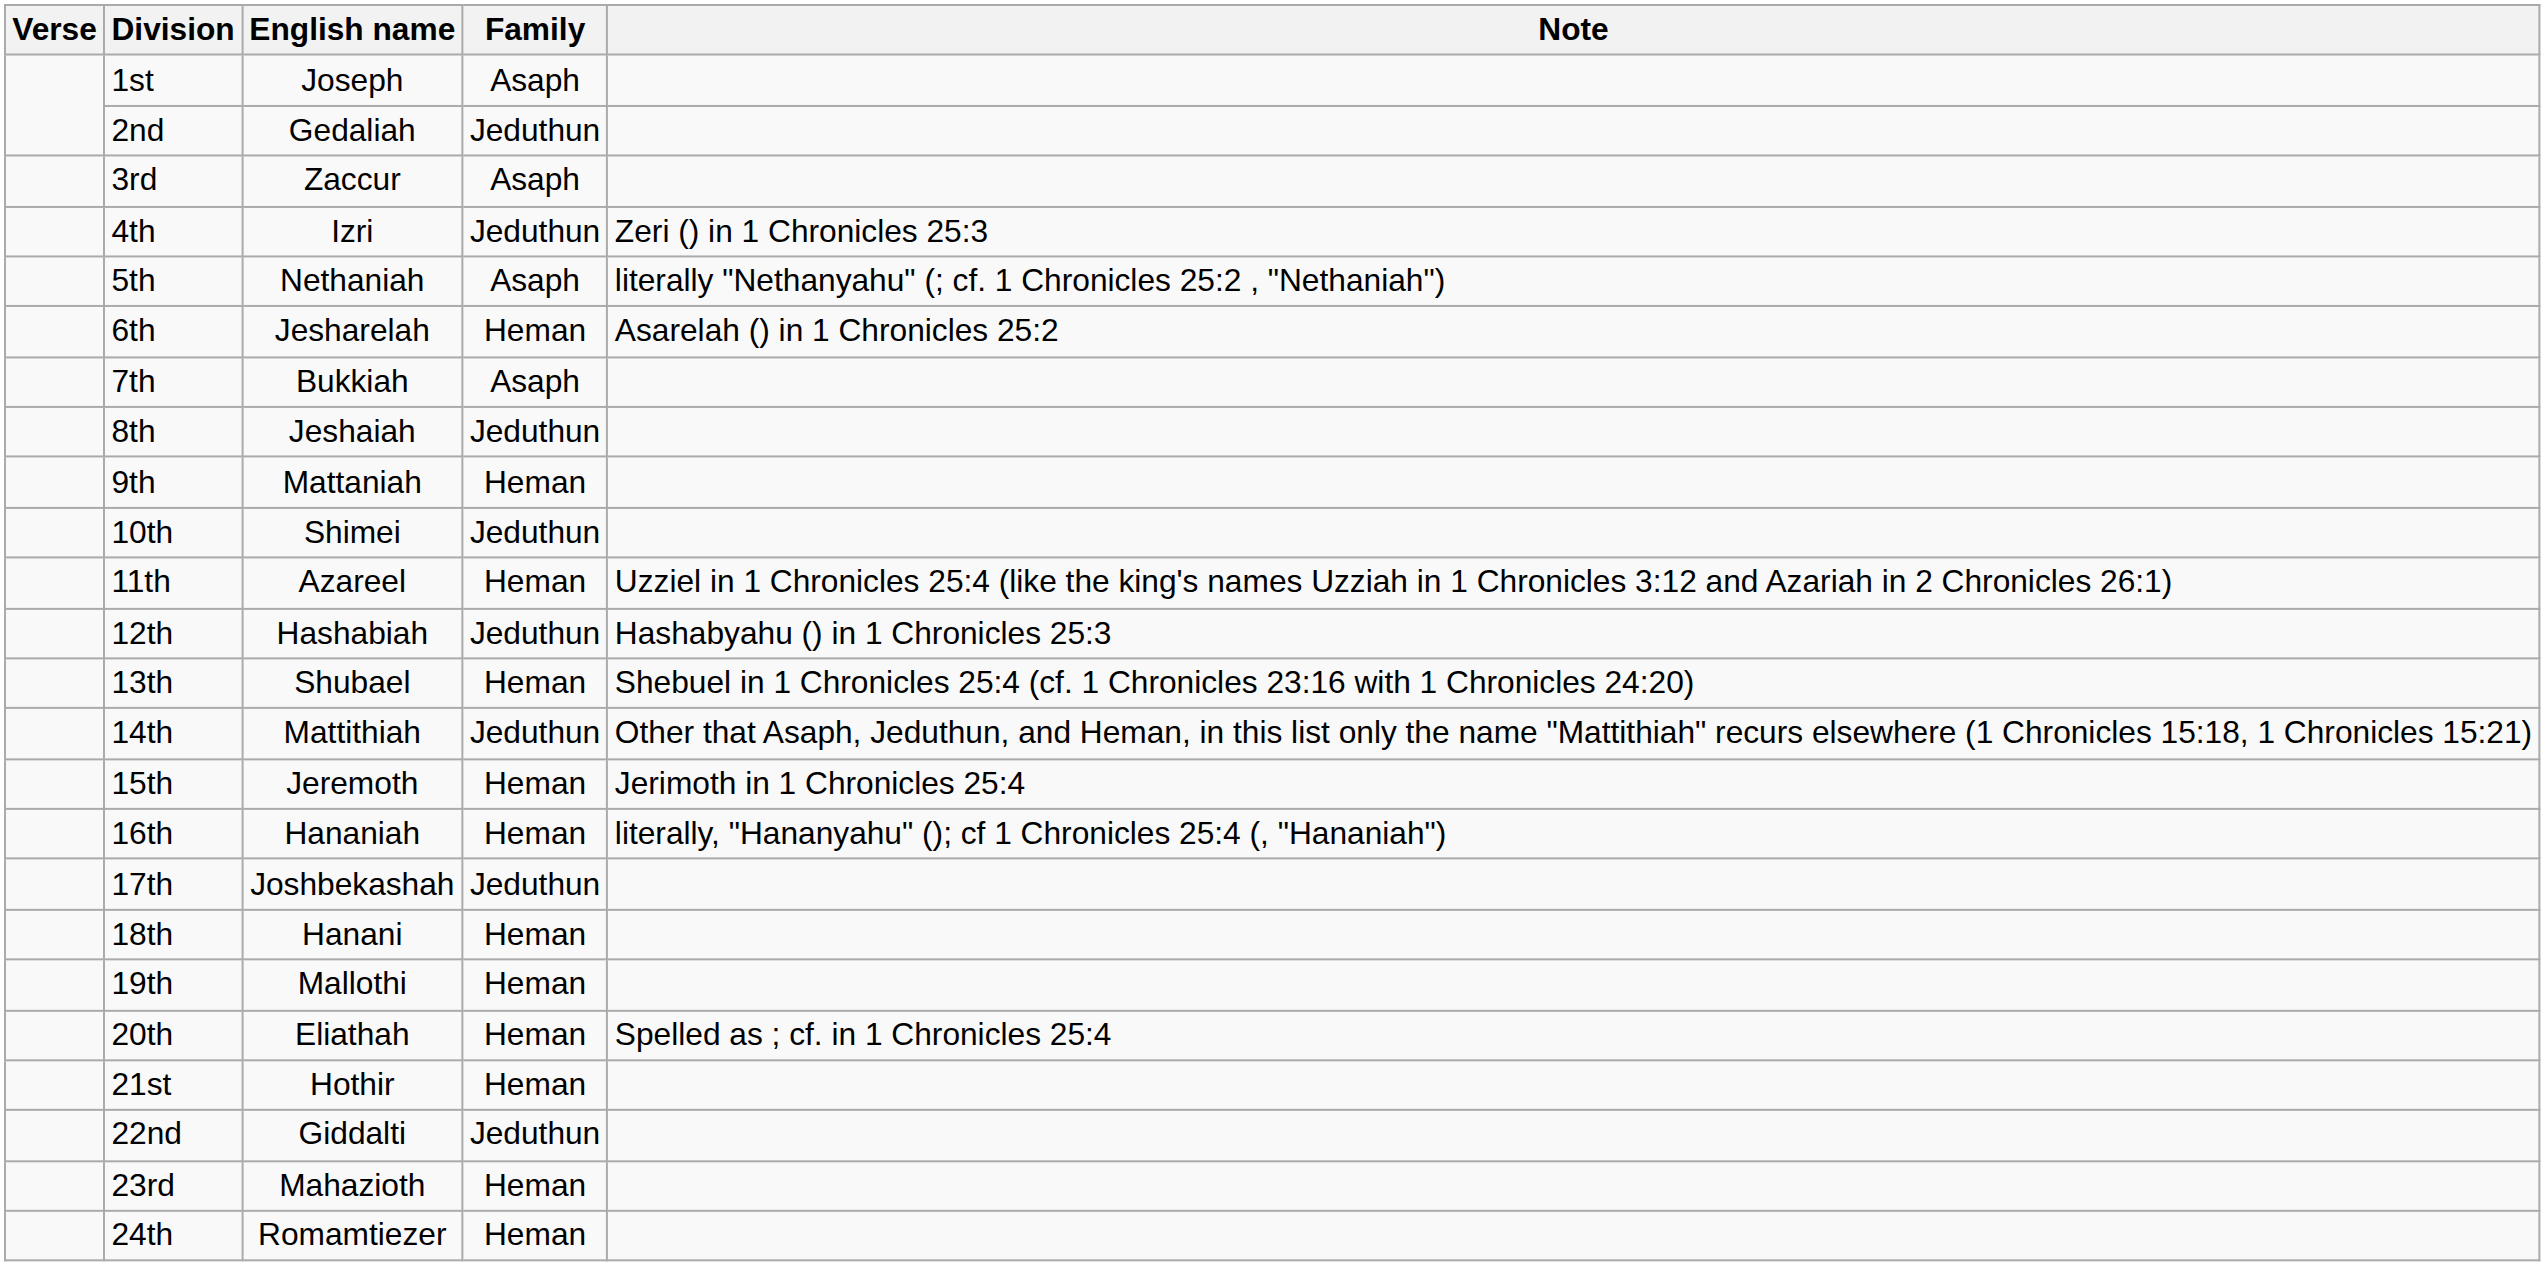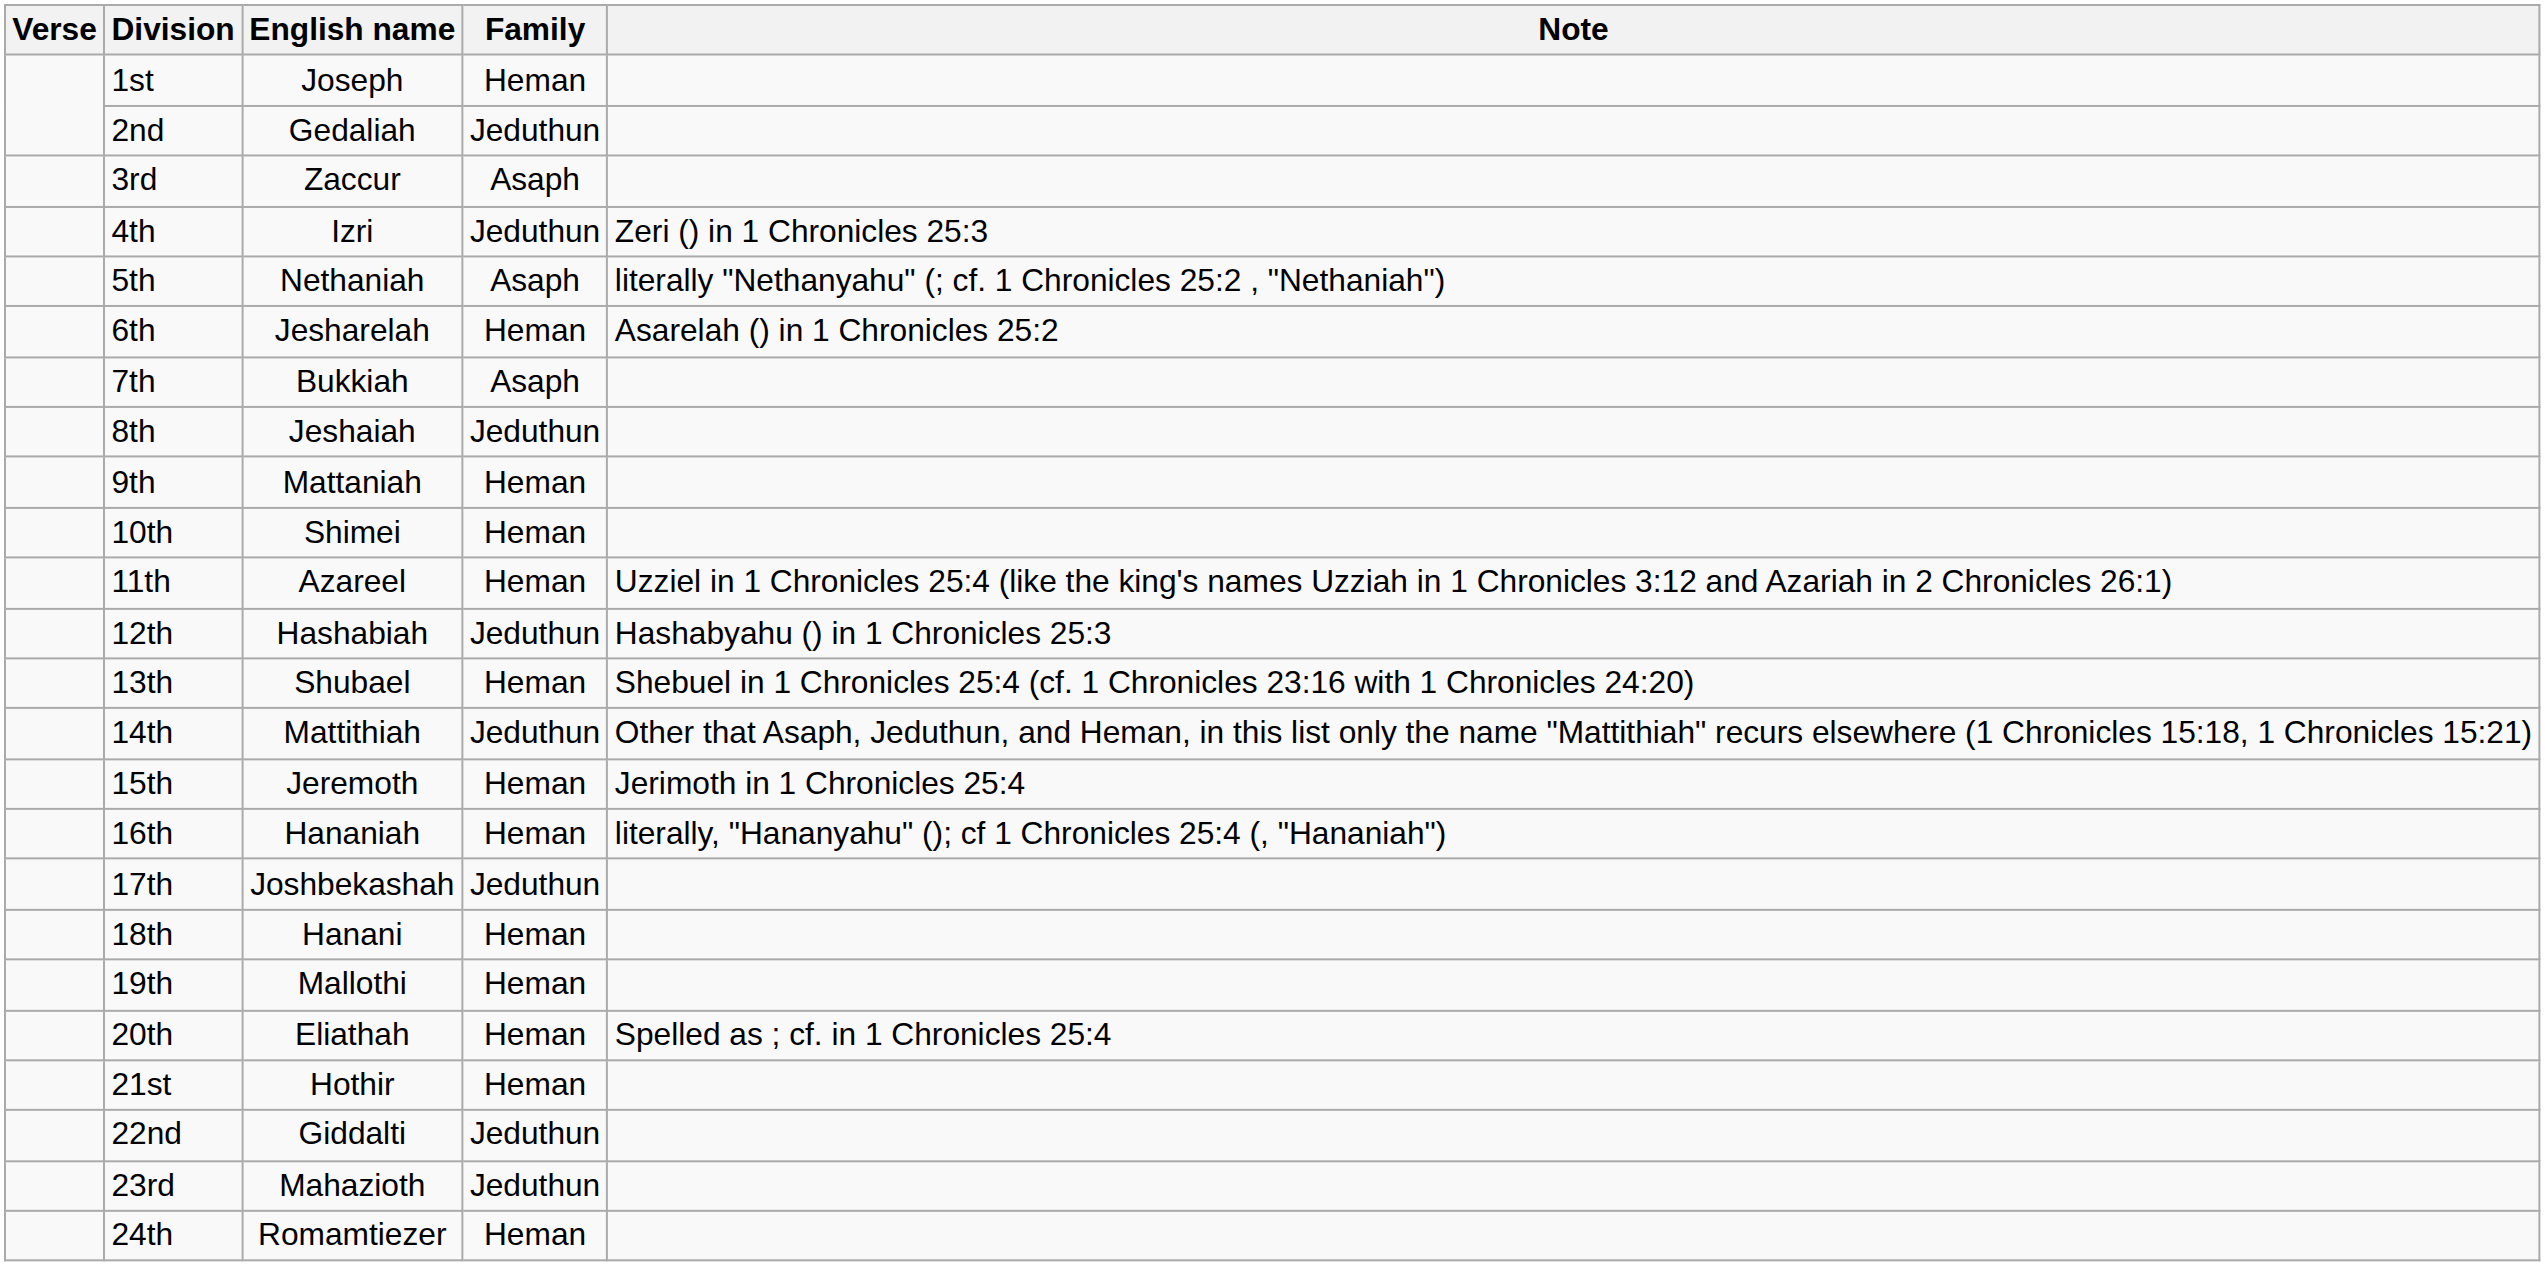(535, 79) Asaph -> (535, 79) Heman
(535, 532) Jeduthun -> (535, 532) Heman
(535, 1185) Heman -> (535, 1185) Jeduthun
